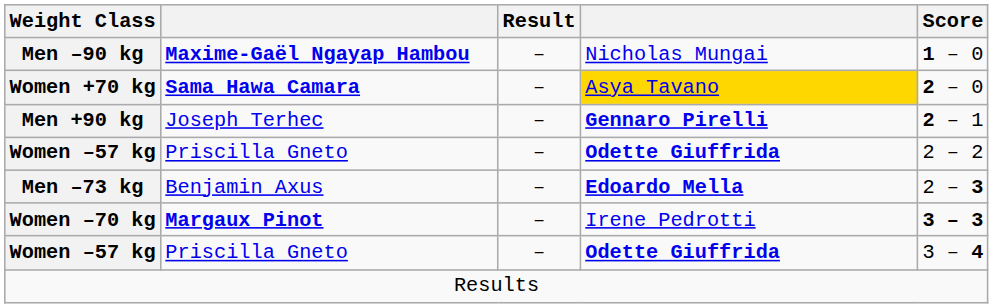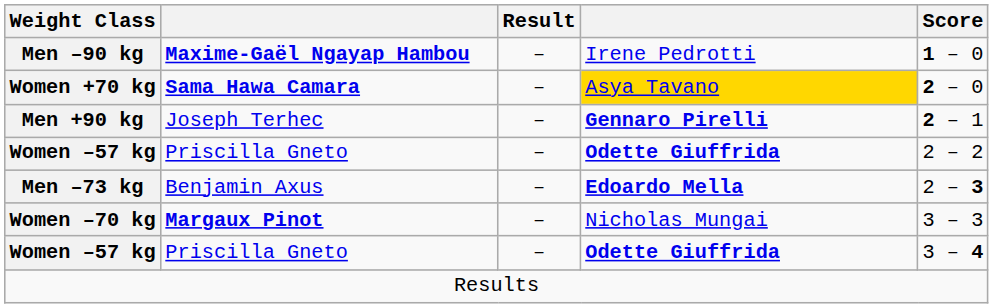(677, 54) Nicholas Mungai -> (670, 54) Irene Pedrotti
(670, 220) Irene Pedrotti -> (677, 220) Nicholas Mungai
(953, 220) bold -> (953, 220) normal
